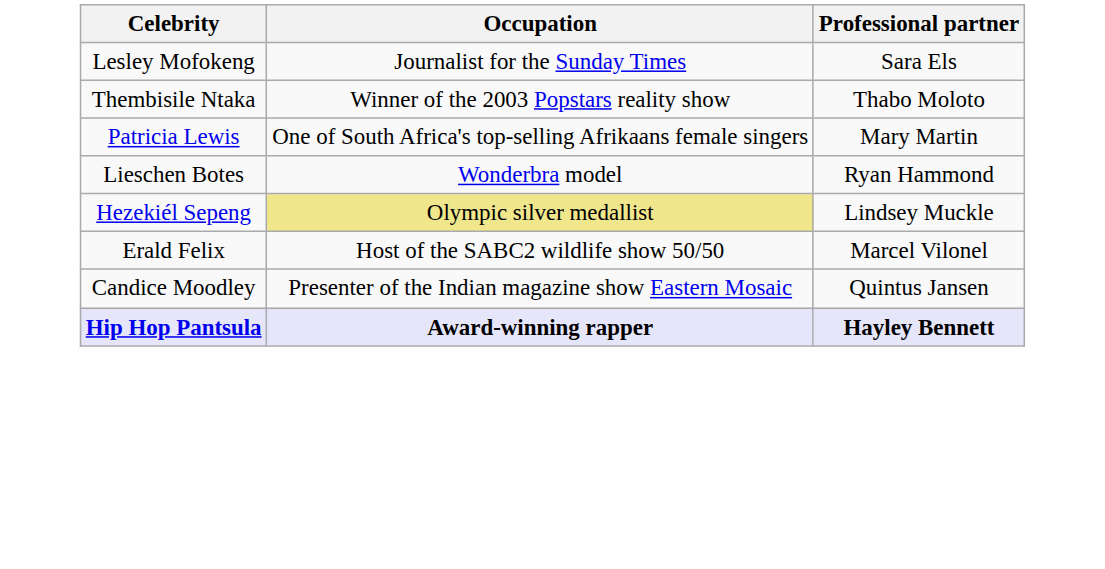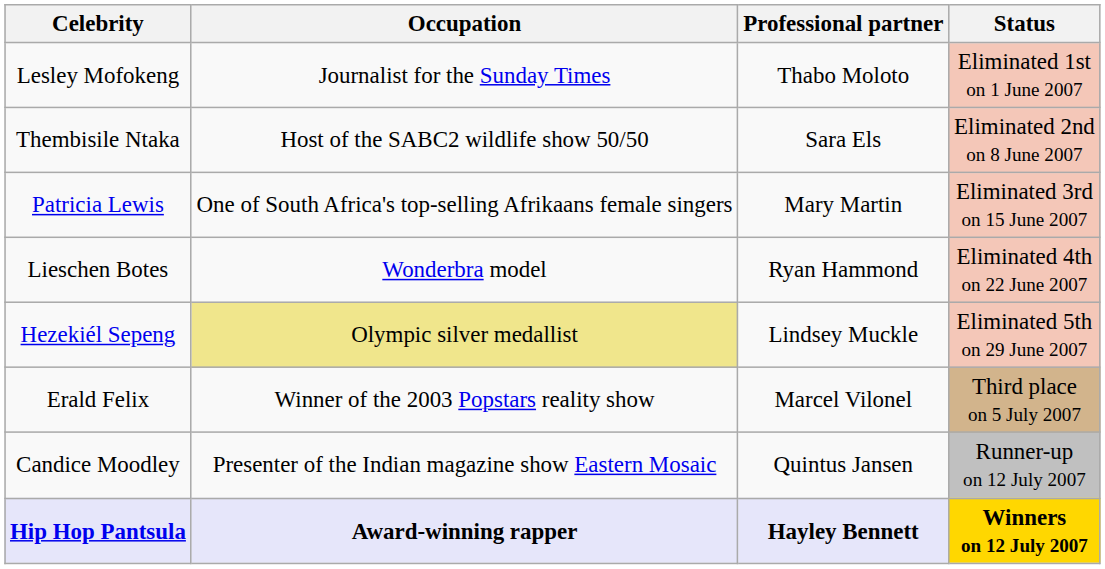+ column: (1024, 23)
(919, 61) Sara Els -> (843, 74) Thabo Moloto
(540, 99) Winner of the 2003 Popstars reality show -> (465, 139) Host of the SABC2 wildlife show 50/50
(919, 99) Thabo Moloto -> (843, 139) Sara Els
(540, 250) Host of the SABC2 wildlife show 50/50 -> (465, 399) Winner of the 2003 Popstars reality show
